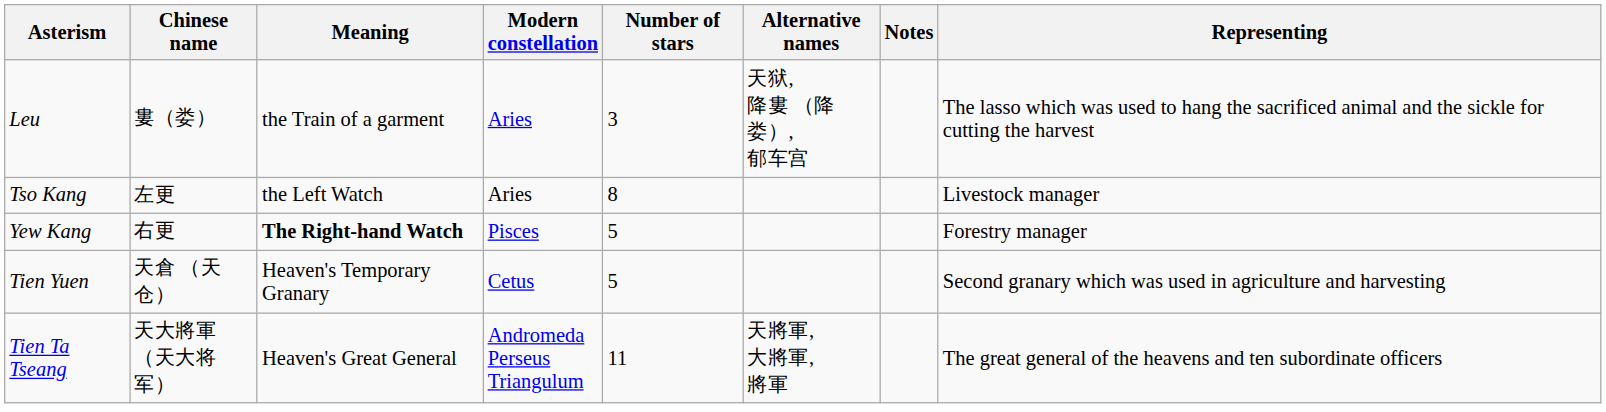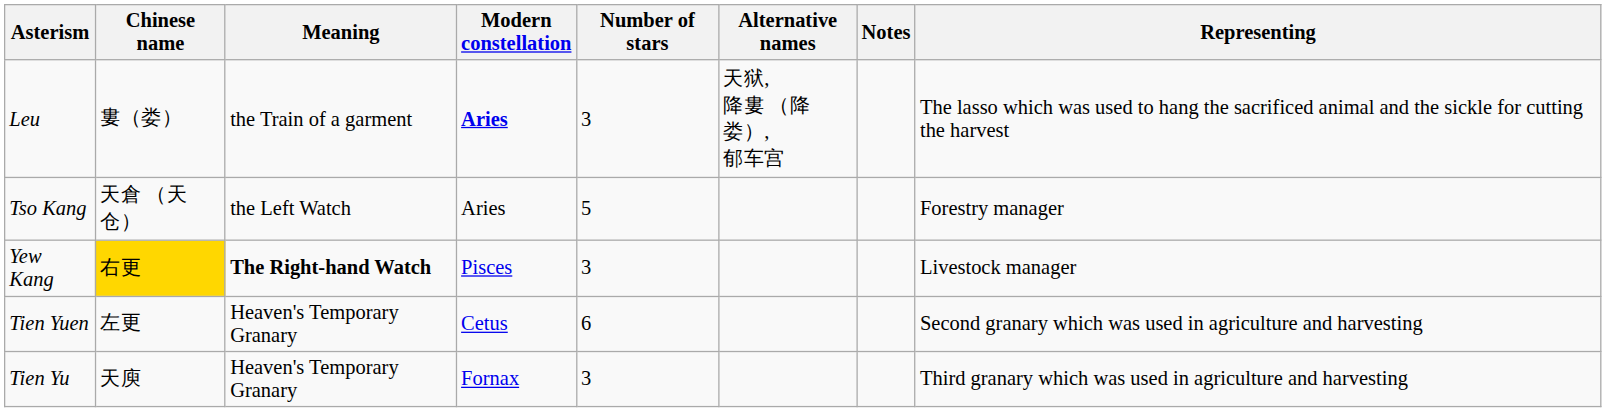(510, 118) normal -> (484, 118) bold
(155, 194) 左更 -> (144, 207) 天倉 （天仓）
(613, 195) 8 -> (586, 208) 5
(1021, 195) Livestock manager -> (992, 208) Forestry manager
(155, 230) no background -> (121, 267) gold background
(613, 231) 5 -> (586, 267) 3
(1015, 231) Forestry manager -> (998, 267) Livestock manager
(178, 280) 天倉 （天仓） -> (121, 322) 左更
(613, 281) 5 -> (586, 323) 6
+ row: (39, 378)
- row: (39, 357)
